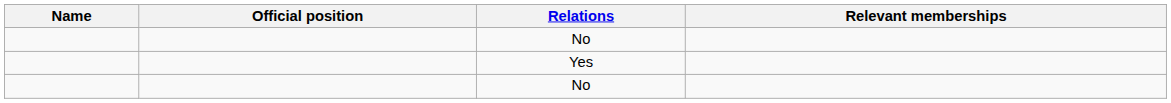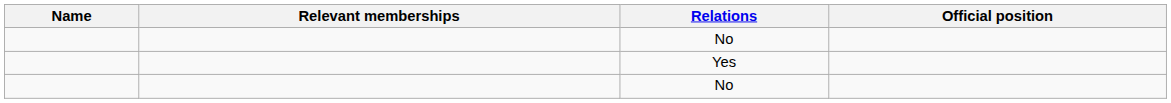columns swapped: (308, 16) <-> (926, 16)
